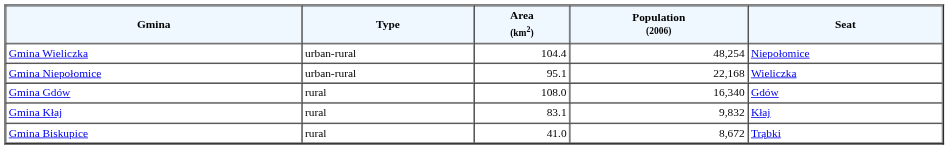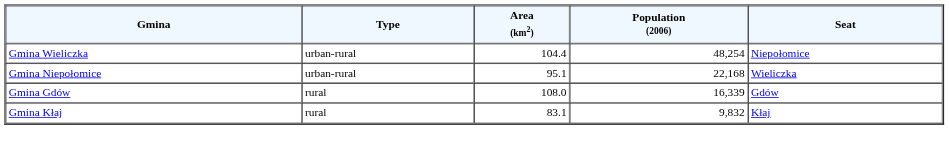(729, 93) 16,340 -> (729, 93) 16,339
- row: (48, 133)
